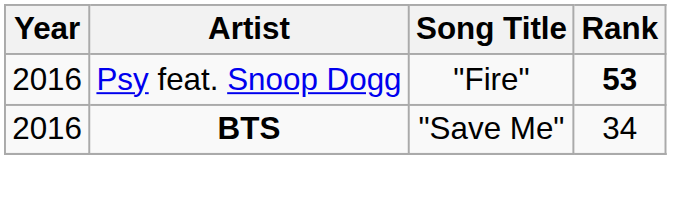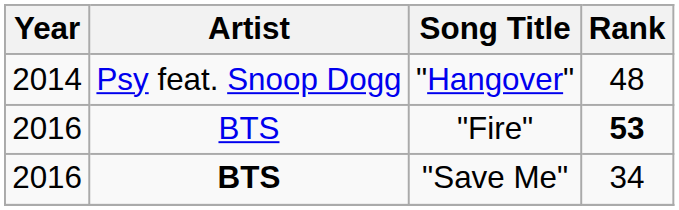+ row: (495, 79)
(249, 79) Psy feat. Snoop Dogg -> (249, 128) BTS
